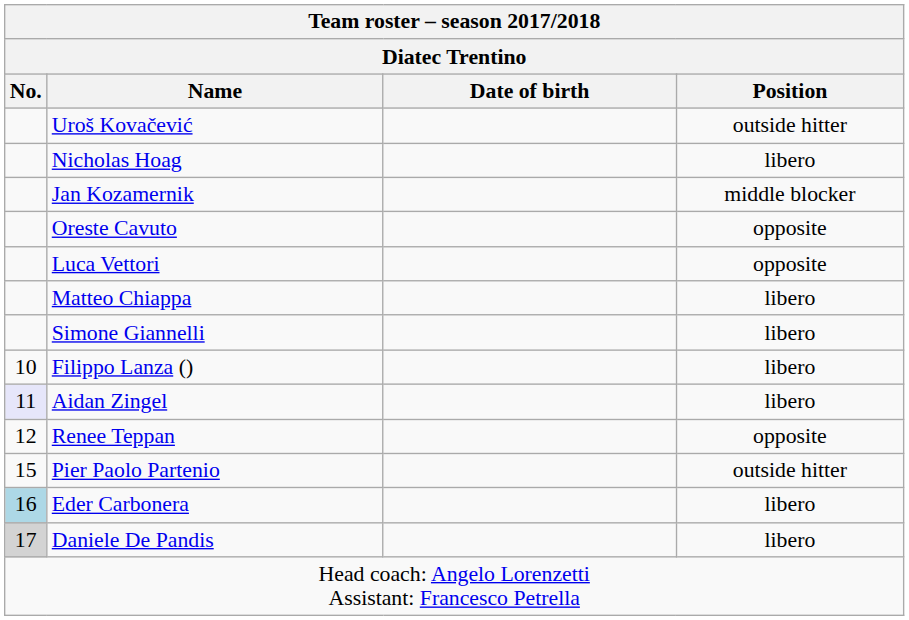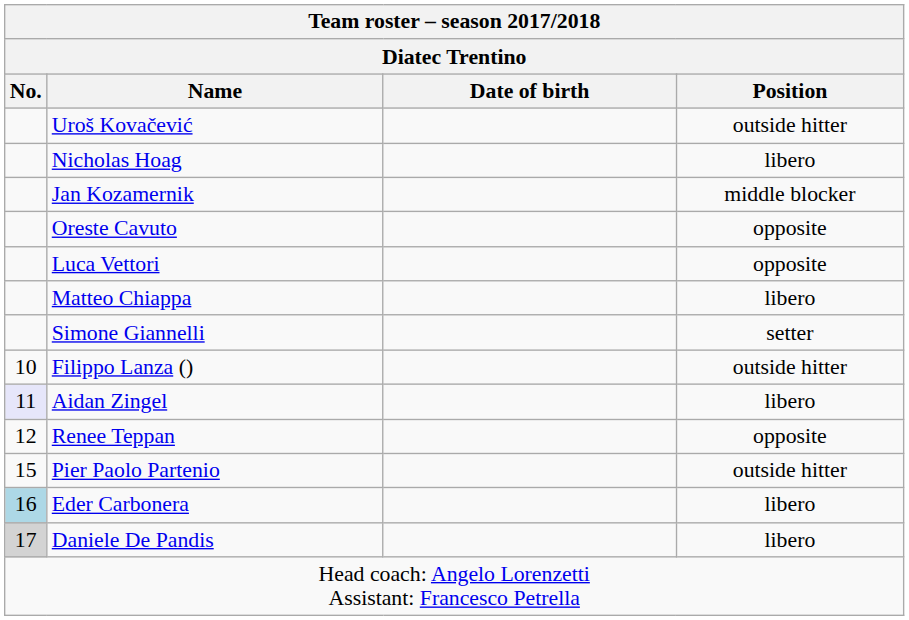(790, 332) libero -> (790, 332) setter
(790, 366) libero -> (790, 366) outside hitter
